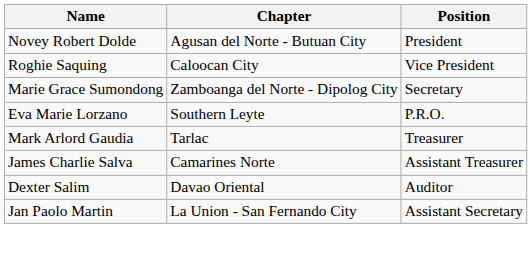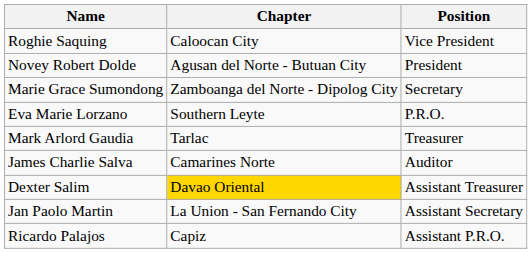rows swapped: (72, 41) <-> (57, 65)
(464, 162) Assistant Treasurer -> (429, 162) Auditor
(217, 187) no background -> (217, 187) gold background
(429, 187) Auditor -> (464, 187) Assistant Treasurer
+ row: (56, 235)
